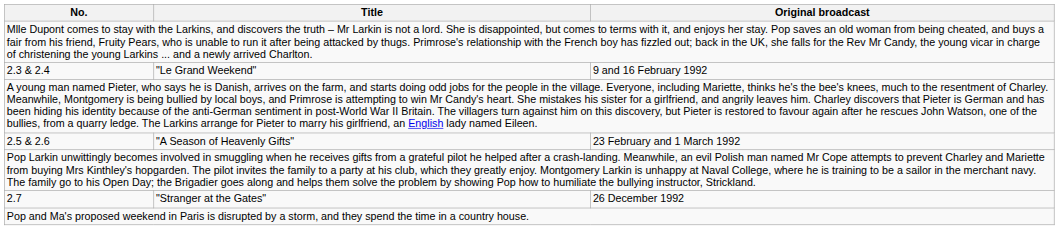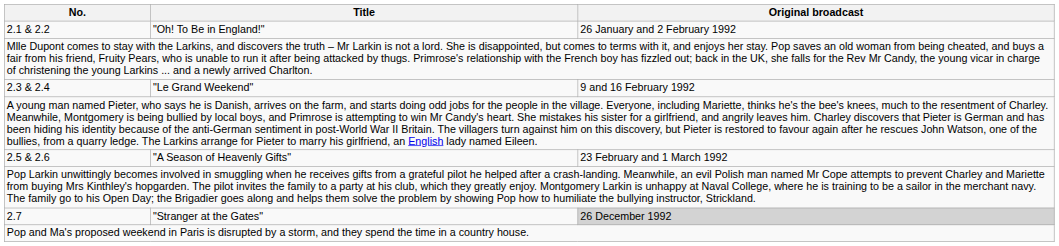+ row: (28, 30)
(638, 199) no background -> (626, 216) lightgrey background
